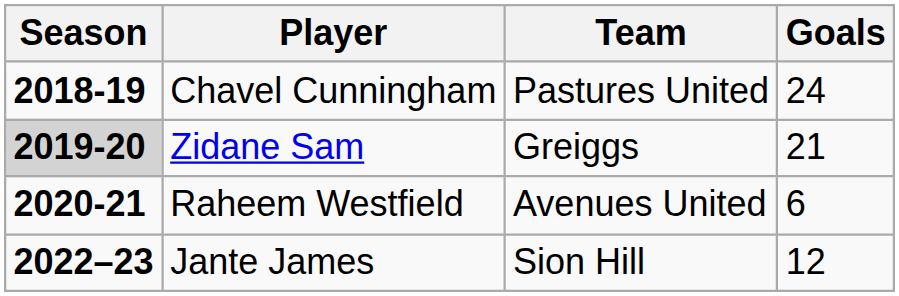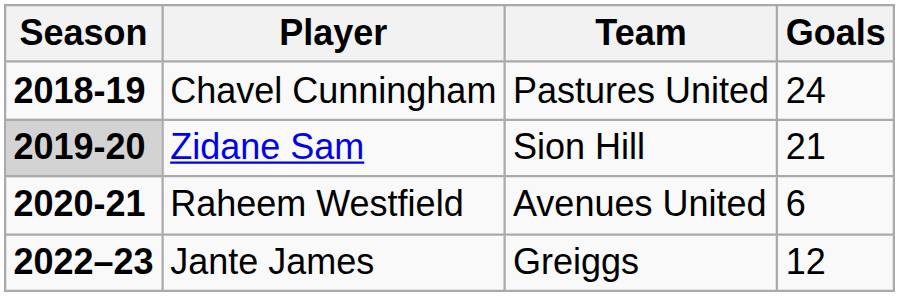(576, 147) Greiggs -> (579, 147) Sion Hill
(579, 261) Sion Hill -> (576, 261) Greiggs
